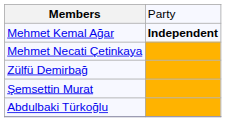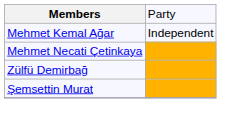(183, 33) bold -> (181, 33) normal
- row: (58, 107)
